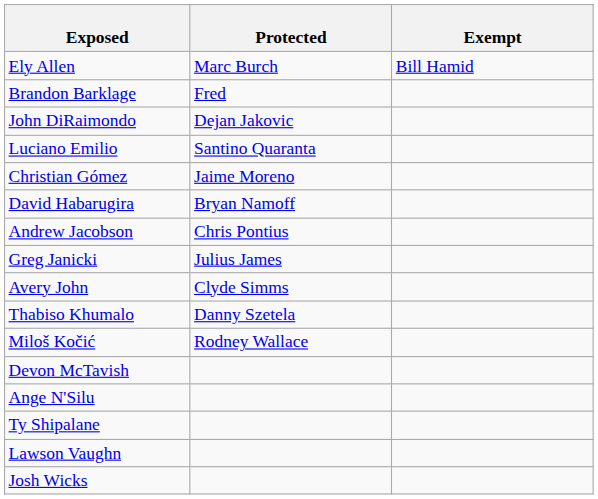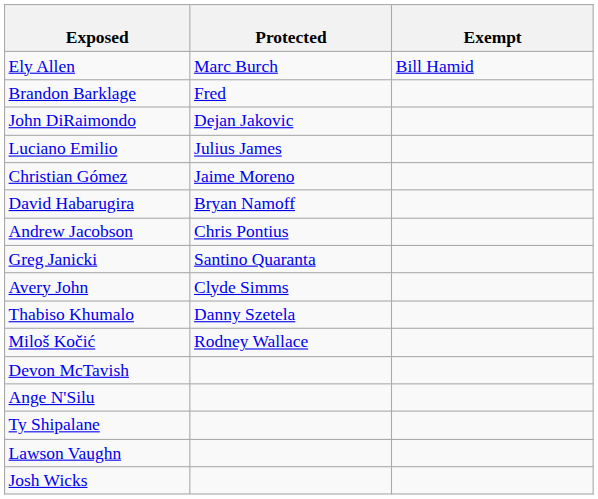(255, 148) Santino Quaranta -> (238, 148) Julius James
(238, 259) Julius James -> (255, 259) Santino Quaranta
